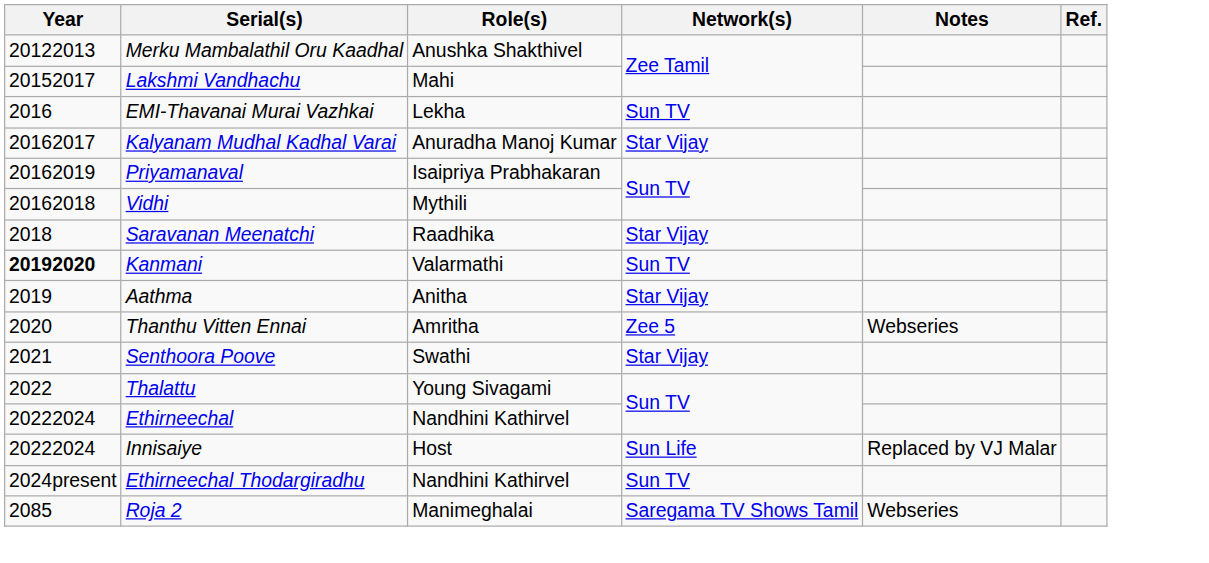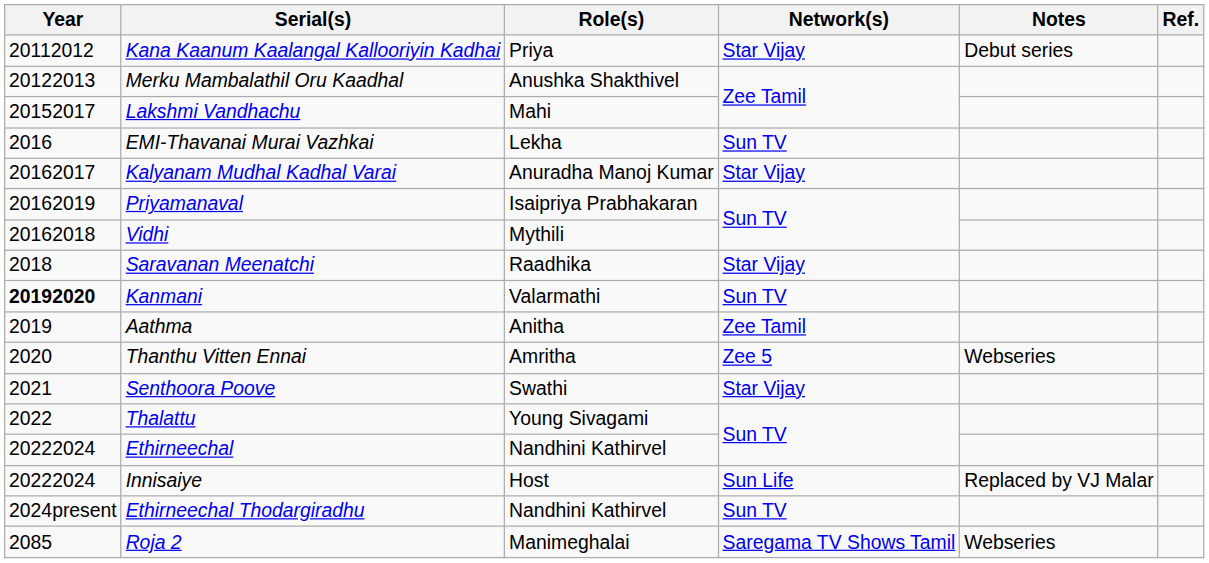+ row: (313, 50)
(667, 296) Star Vijay -> (764, 326) Zee Tamil
